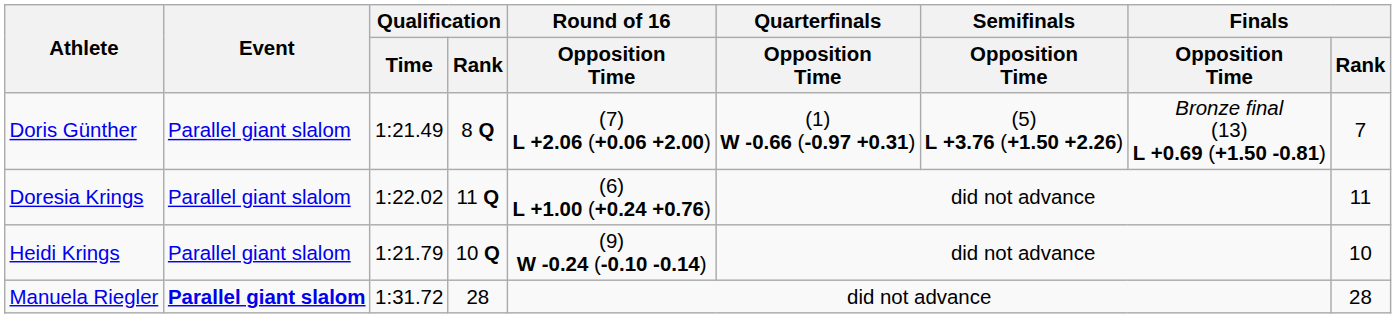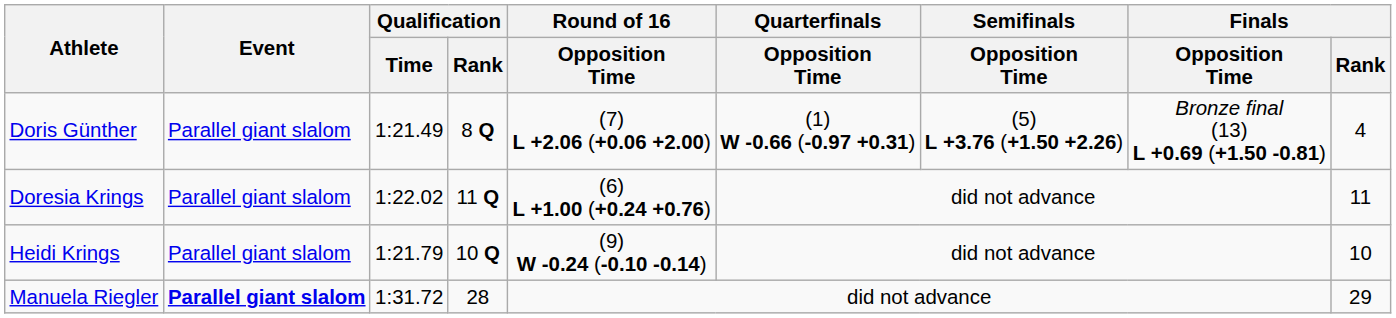(1360, 131) 7 -> (1360, 131) 4
(1360, 296) 28 -> (1360, 296) 29
